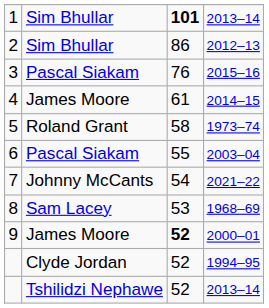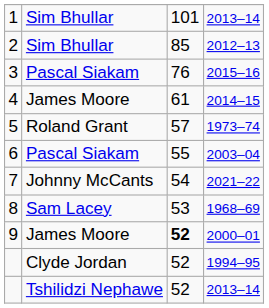(185, 18) bold -> (185, 18) normal
(180, 45) 86 -> (180, 45) 85
(180, 126) 58 -> (180, 126) 57
